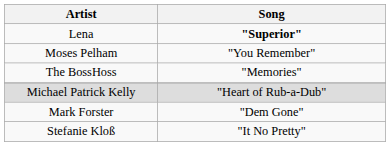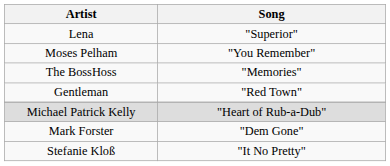(272, 33) bold -> (272, 33) normal
+ row: (81, 92)
